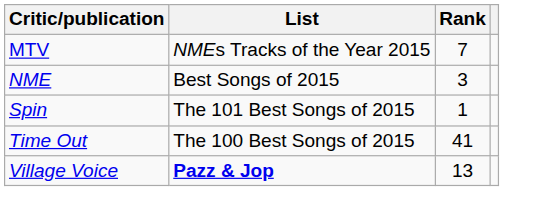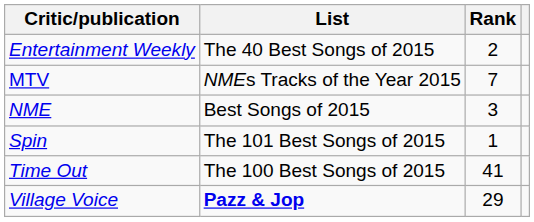+ row: (102, 49)
(462, 170) 13 -> (493, 200) 29
